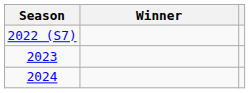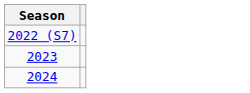- column: (159, 15)
